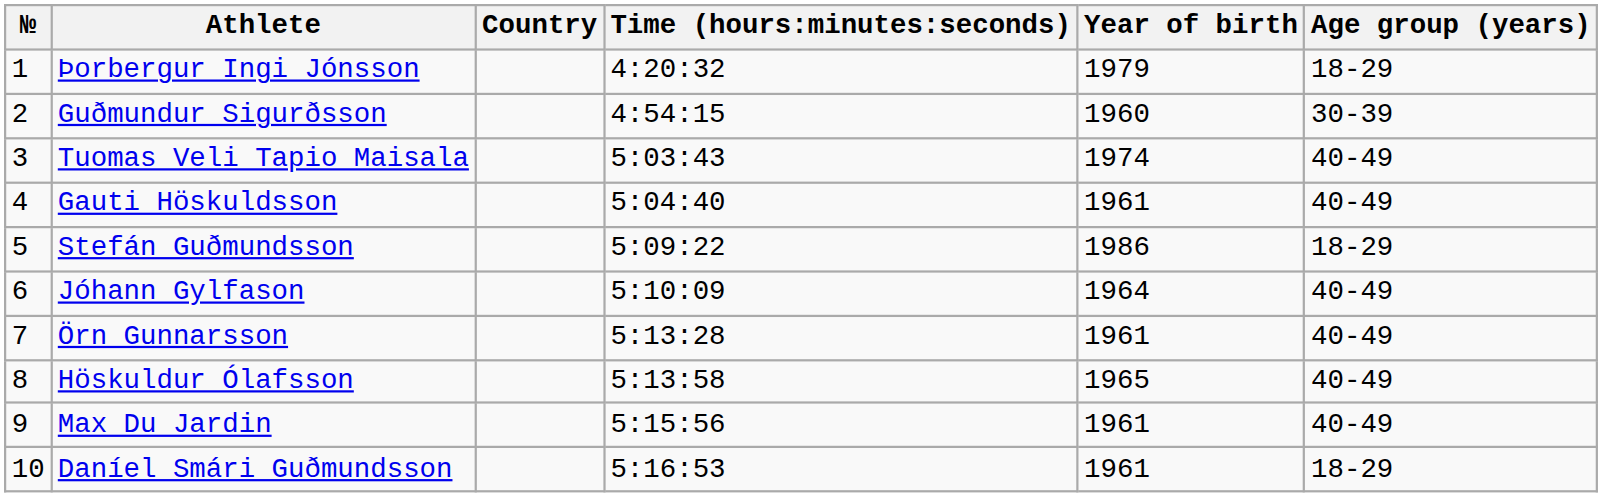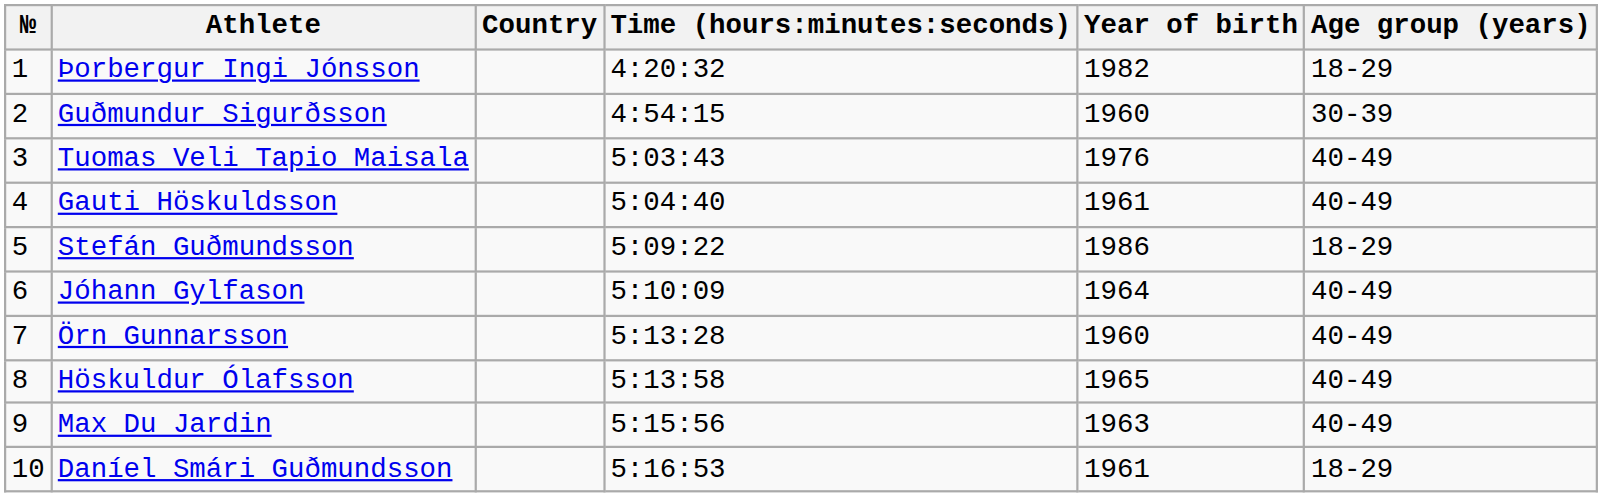(1117, 72) 1979 -> (1117, 72) 1982
(1117, 160) 1974 -> (1117, 160) 1976
(1117, 337) 1961 -> (1117, 337) 1960
(1117, 426) 1961 -> (1117, 426) 1963
